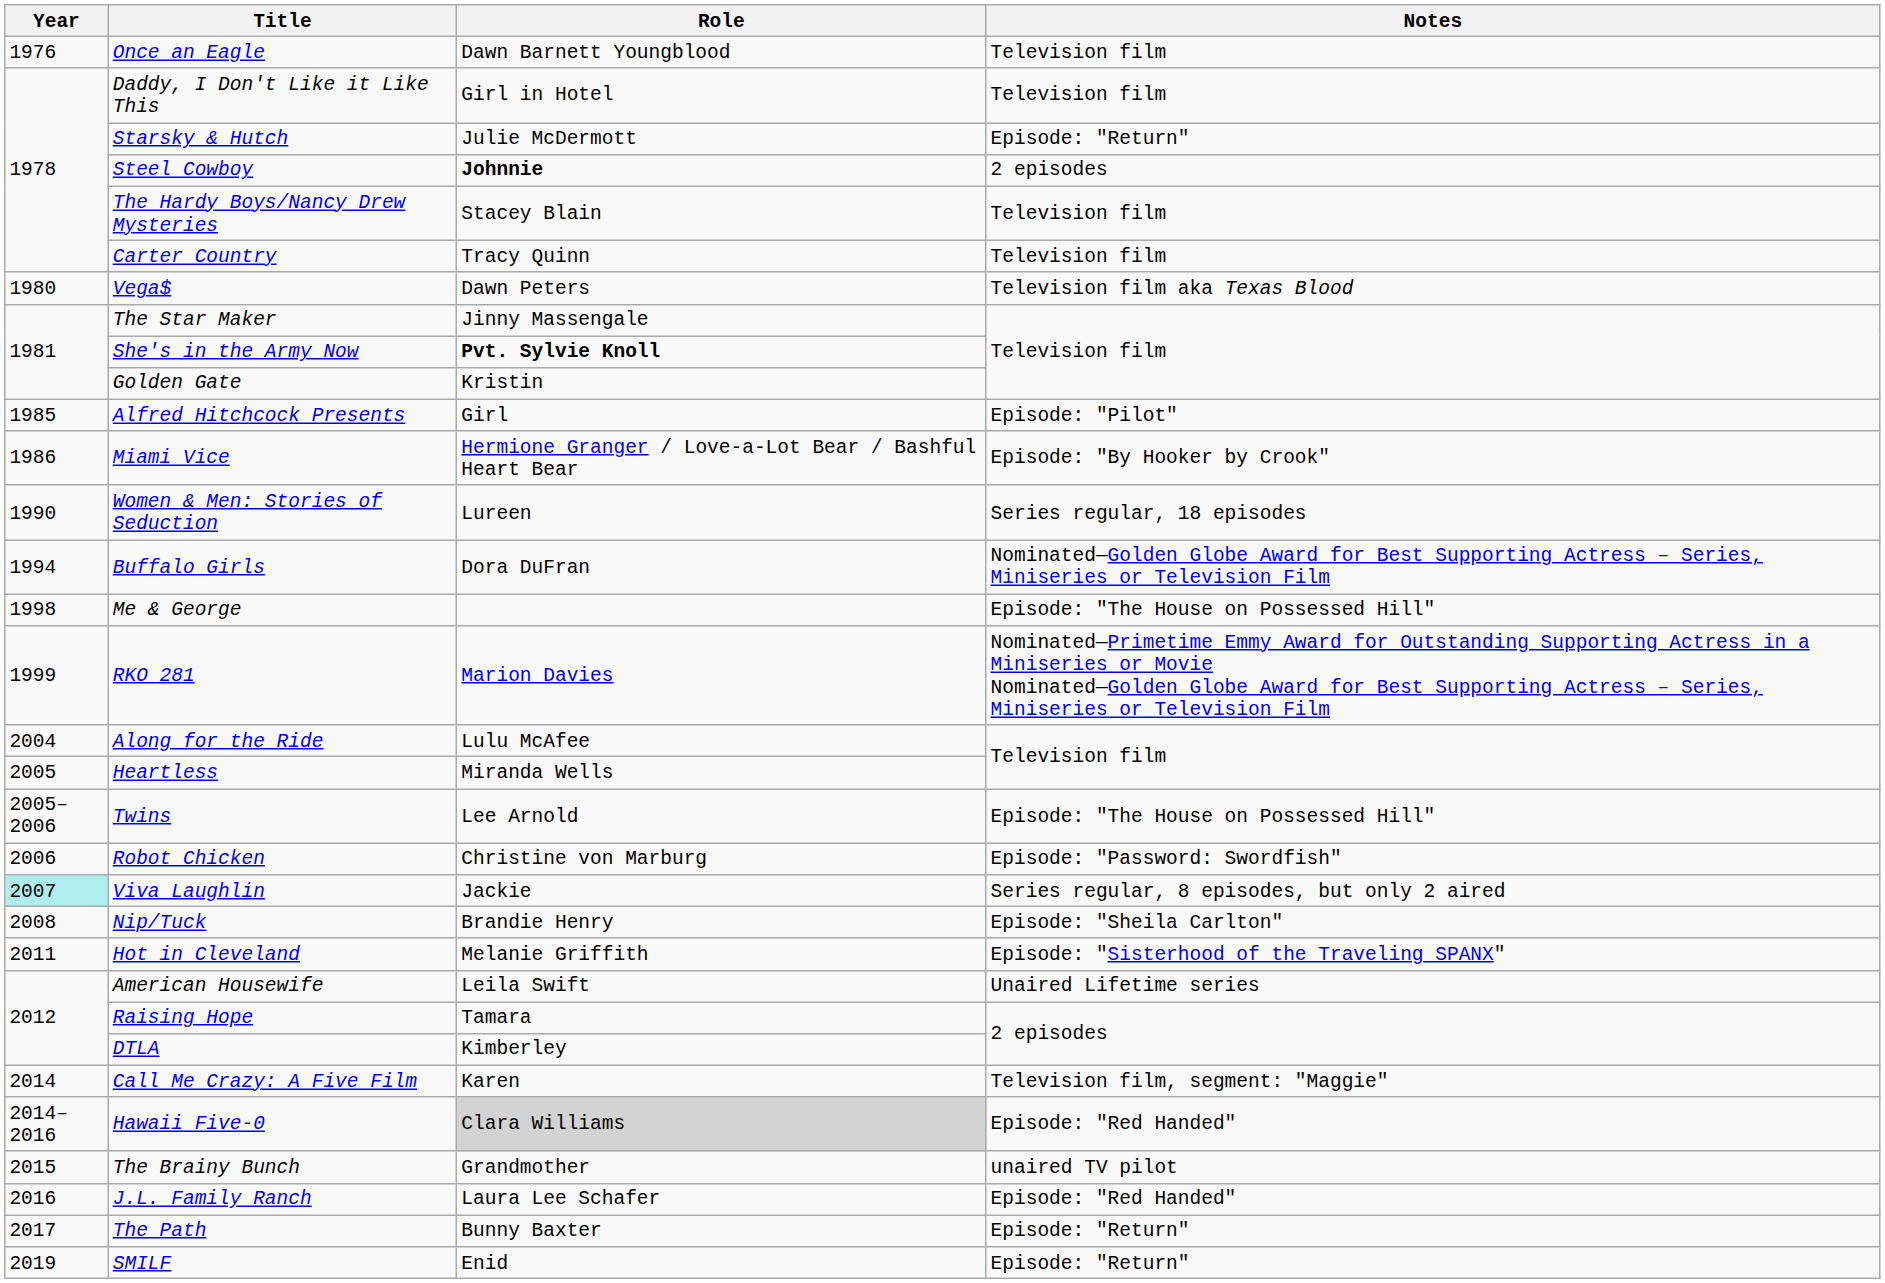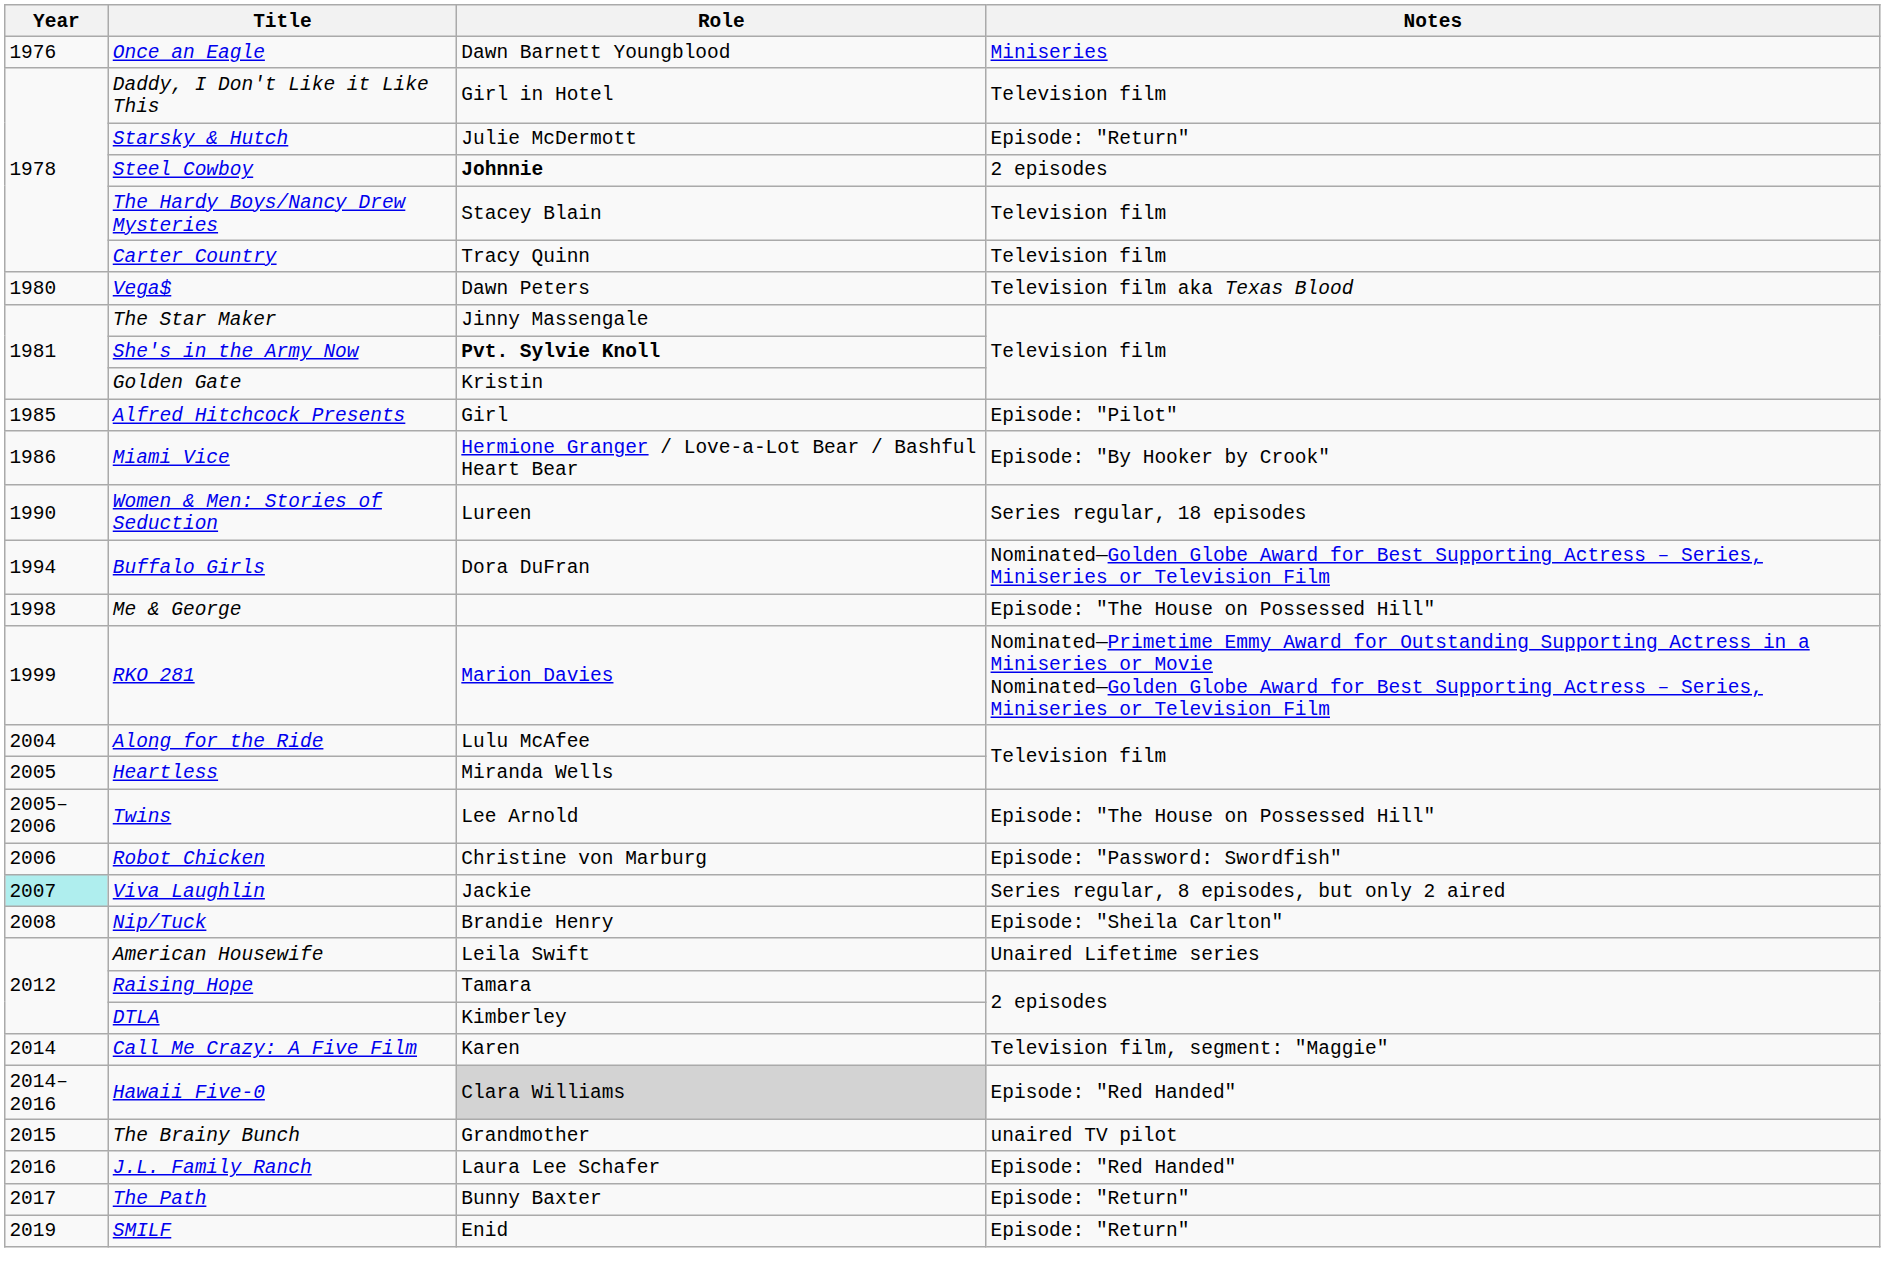(1078, 52) Television film -> (1049, 52) Miniseries
- row: (206, 954)
